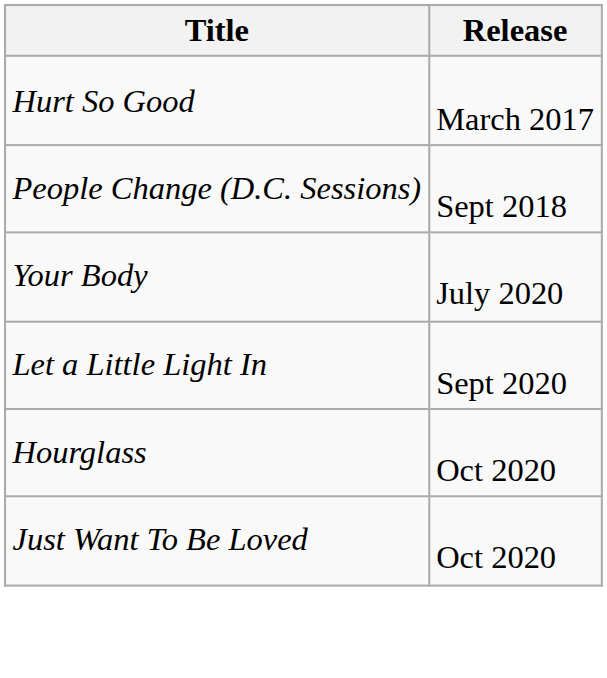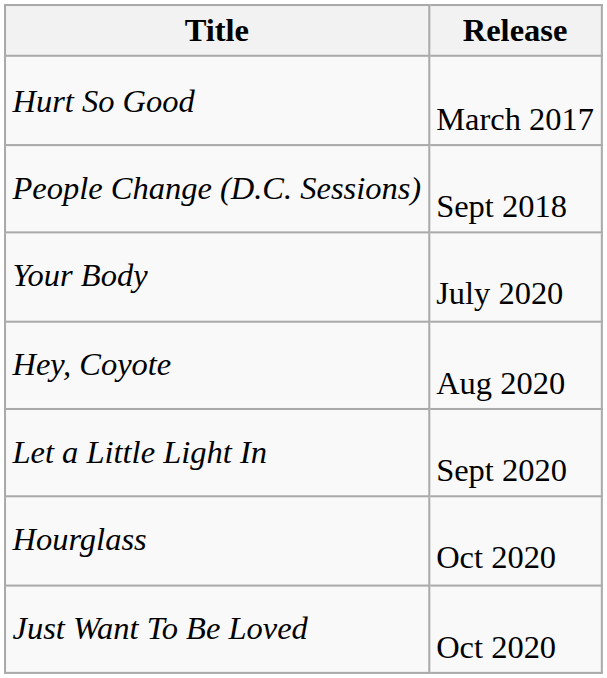+ row: (92, 364)
